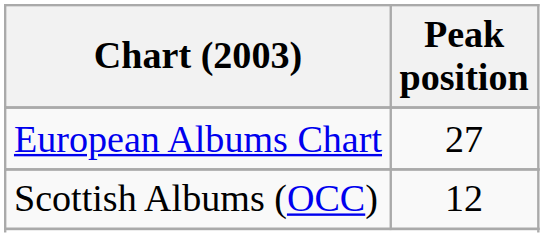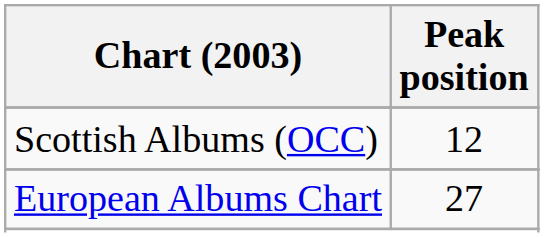rows swapped: (198, 137) <-> (196, 198)
